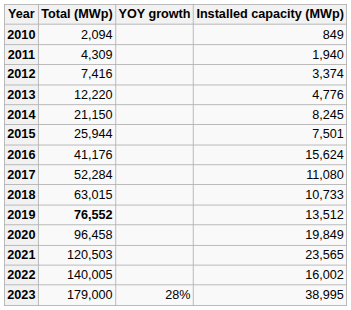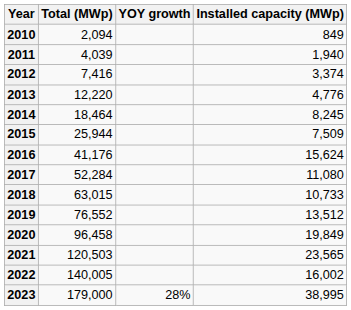(97, 54) 4,309 -> (97, 54) 4,039
(93, 114) 21,150 -> (93, 114) 18,464
(328, 134) 7,501 -> (328, 134) 7,509
(93, 214) bold -> (93, 214) normal
